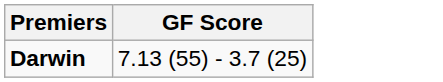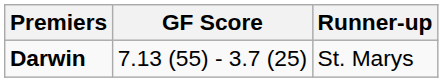+ column: (375, 22)
